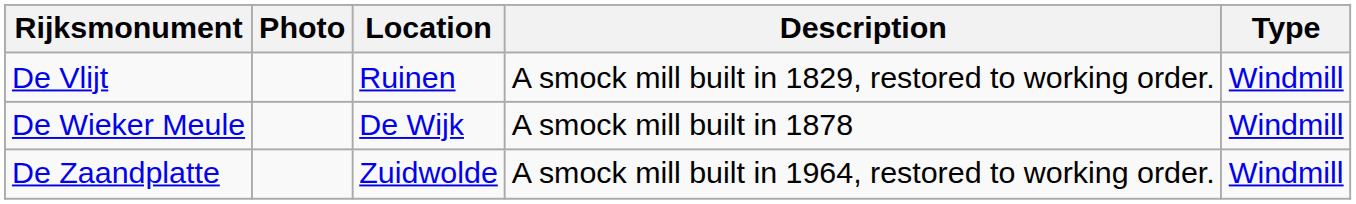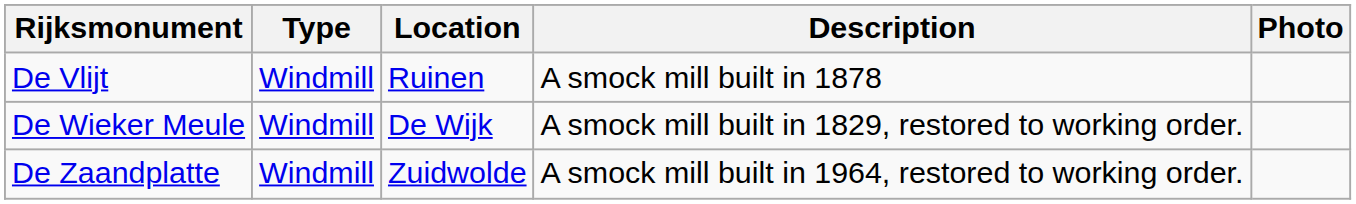columns swapped: (1286, 28) <-> (302, 28)
(863, 76) A smock mill built in 1829, restored to working order. -> (711, 76) A smock mill built in 1878
(682, 125) A smock mill built in 1878 -> (892, 125) A smock mill built in 1829, restored to working order.
